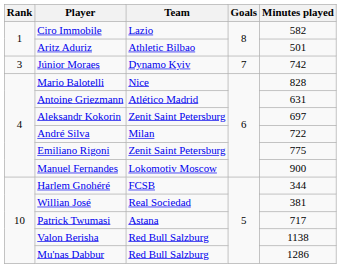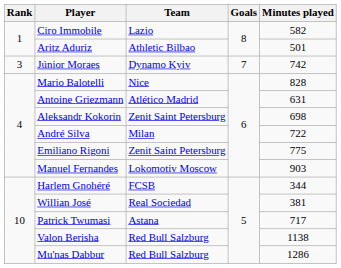(298, 116) 697 -> (298, 116) 698
(298, 168) 900 -> (298, 168) 903
